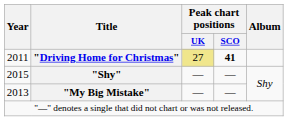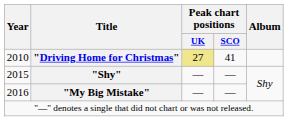(18, 57) 2011 -> (18, 57) 2010
(230, 57) bold -> (230, 57) normal
(18, 92) 2013 -> (18, 92) 2016
